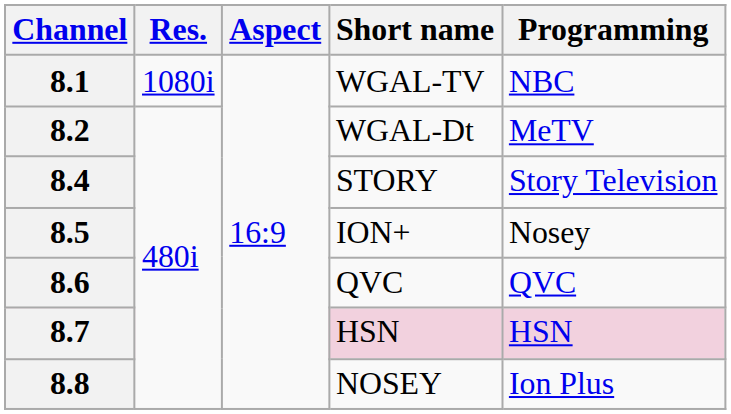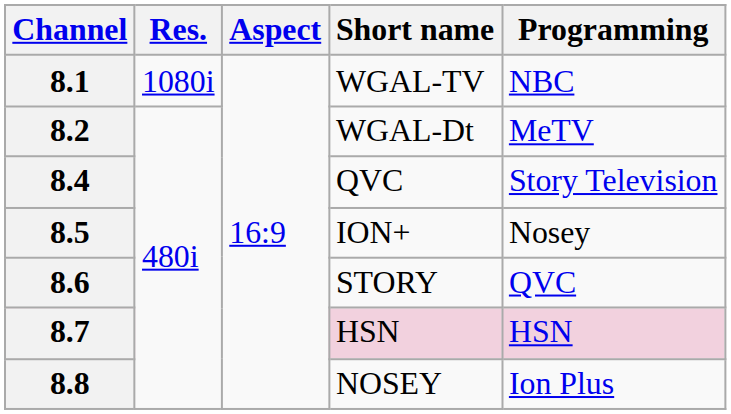(387, 181) STORY -> (370, 181) QVC
(370, 282) QVC -> (387, 282) STORY
